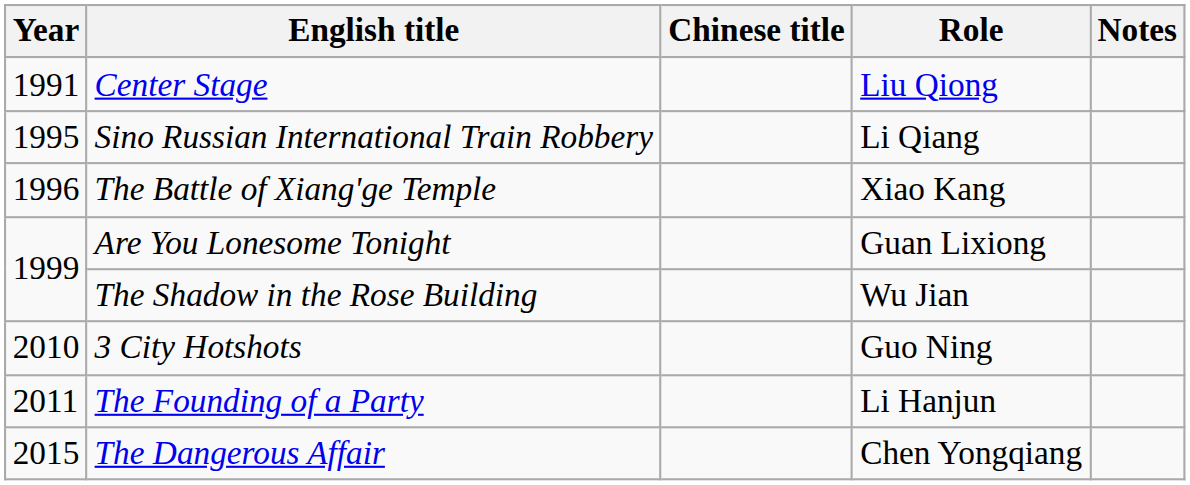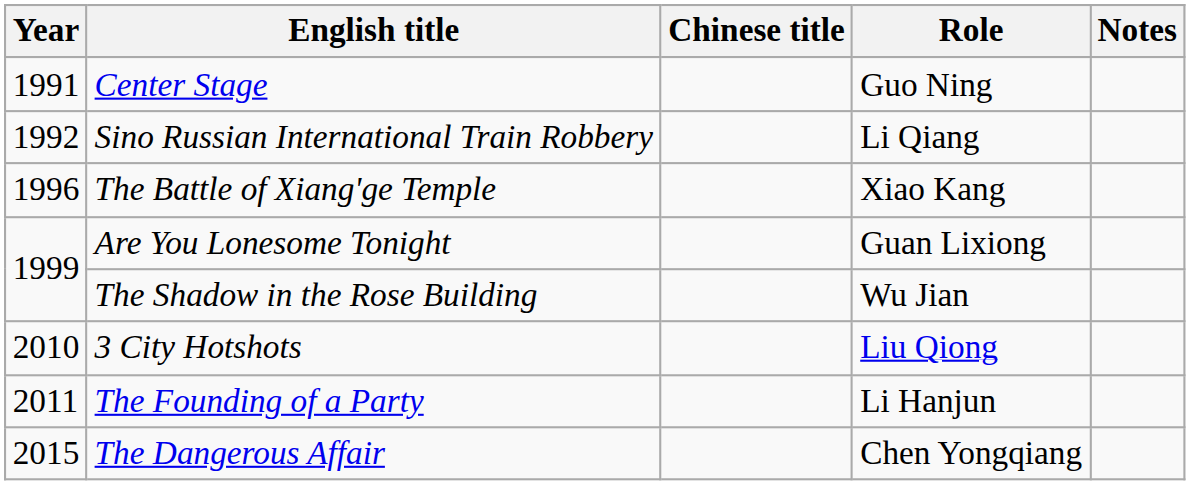(929, 83) Liu Qiong -> (926, 83) Guo Ning
(46, 136) 1995 -> (46, 136) 1992
(926, 347) Guo Ning -> (929, 347) Liu Qiong
